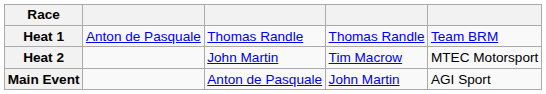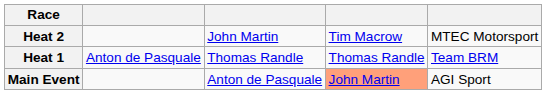rows swapped: (44, 36) <-> (44, 58)
(364, 79) no background -> (364, 79) lightsalmon background
